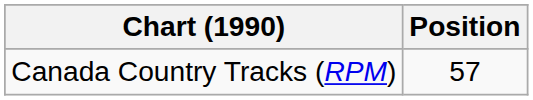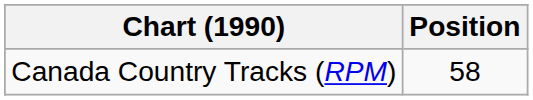(465, 71) 57 -> (465, 71) 58
